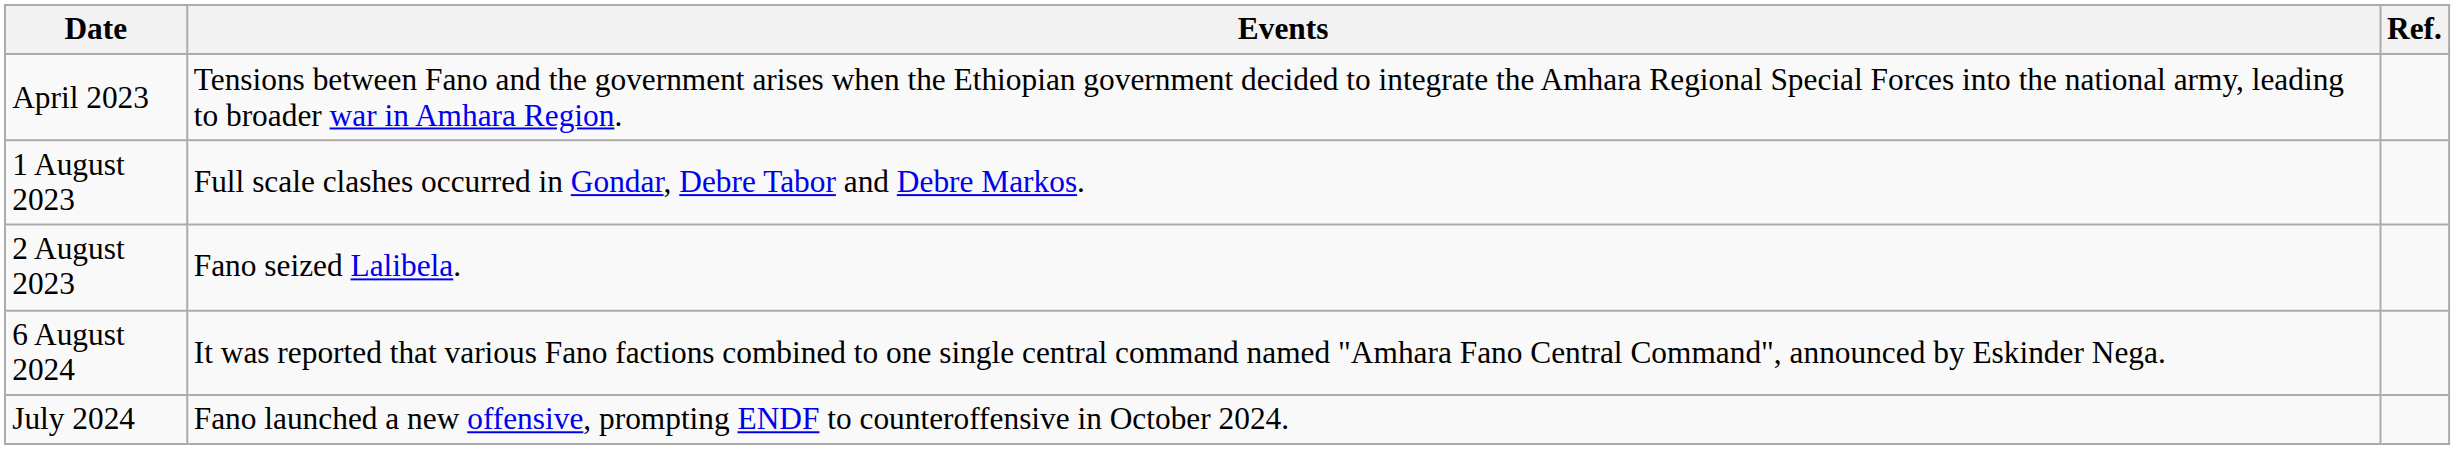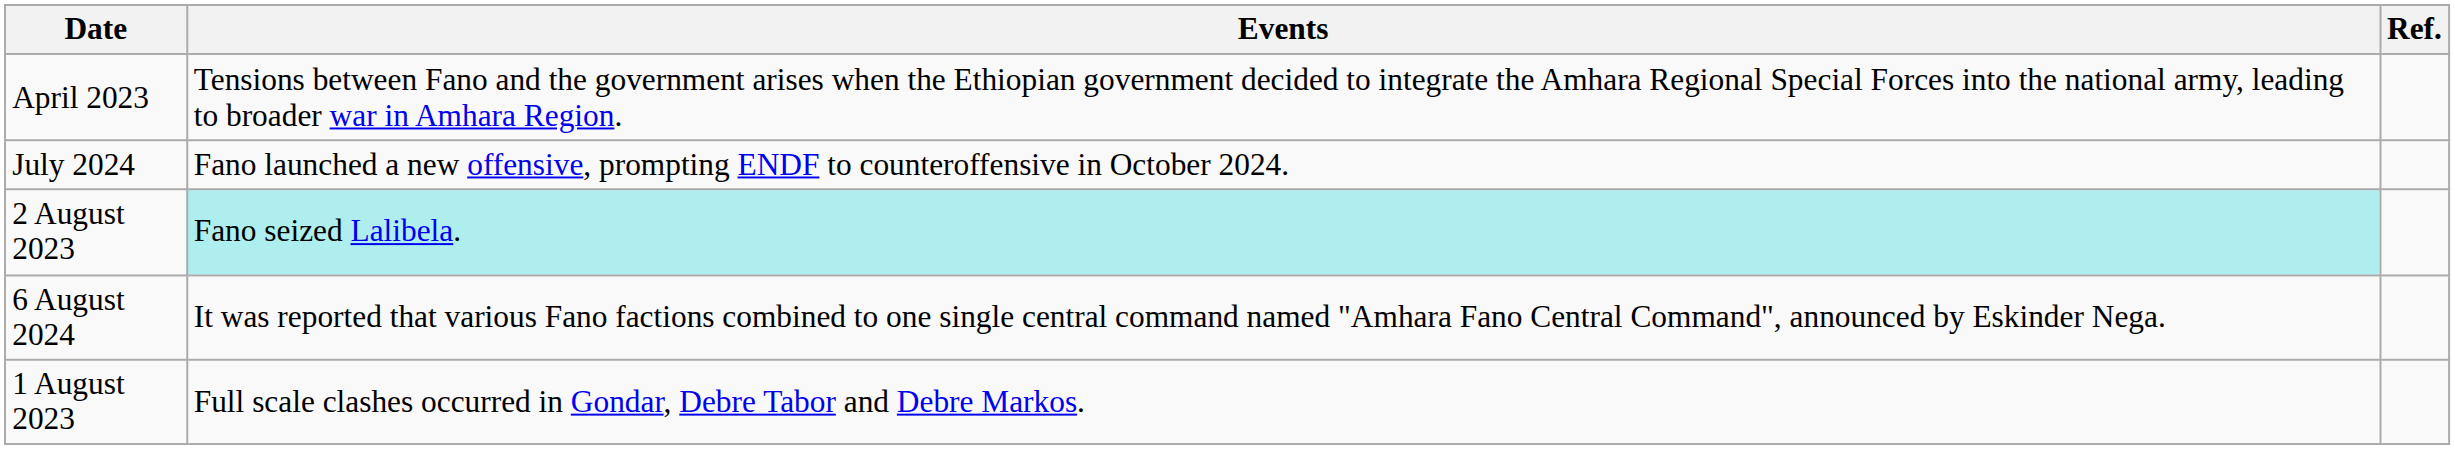rows swapped: (68, 181) <-> (74, 419)
(327, 266) no background -> (327, 231) paleturquoise background
